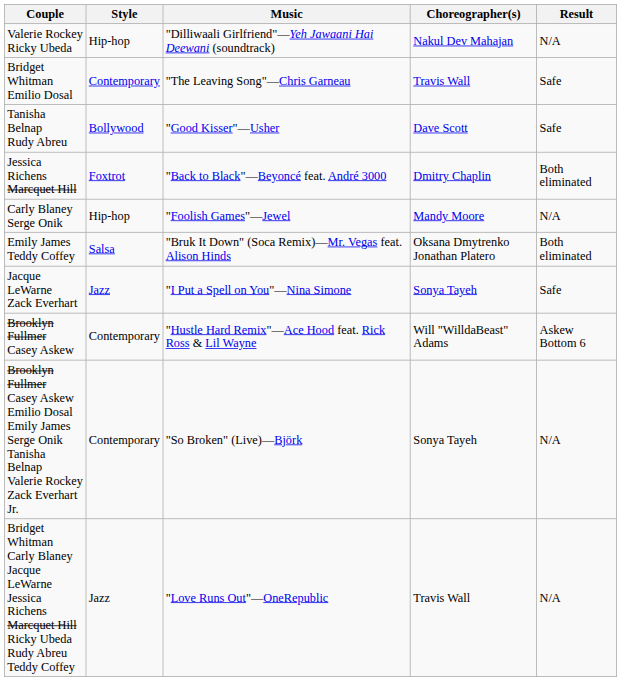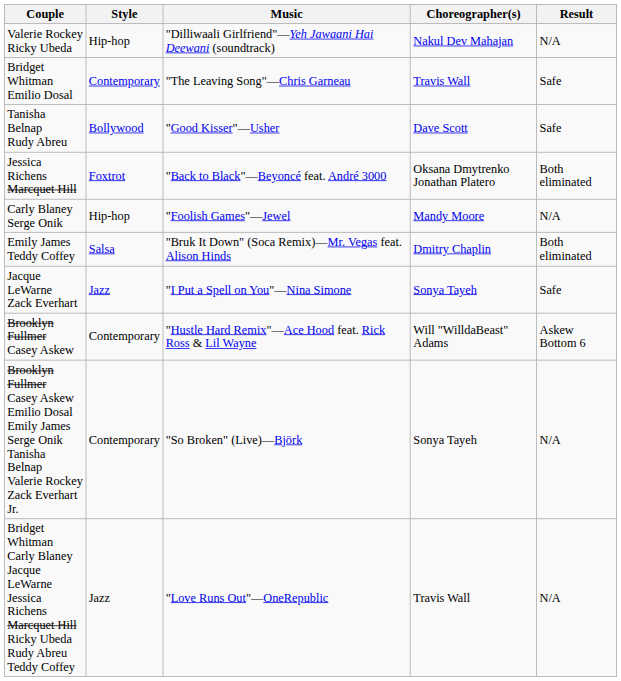(452, 175) Dmitry Chaplin -> (461, 175) Oksana Dmytrenko Jonathan Platero
(461, 249) Oksana Dmytrenko Jonathan Platero -> (452, 249) Dmitry Chaplin
